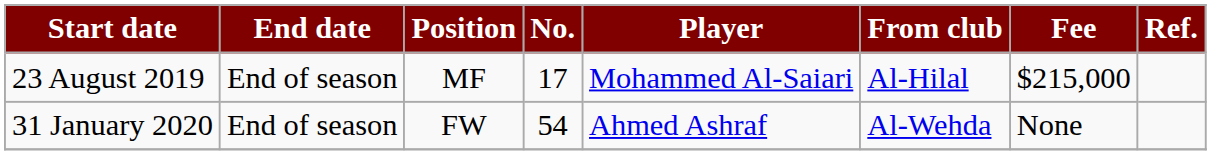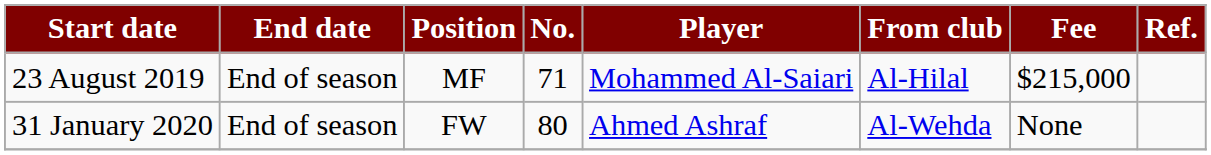(553, 76) 17 -> (553, 76) 71
(553, 125) 54 -> (553, 125) 80
